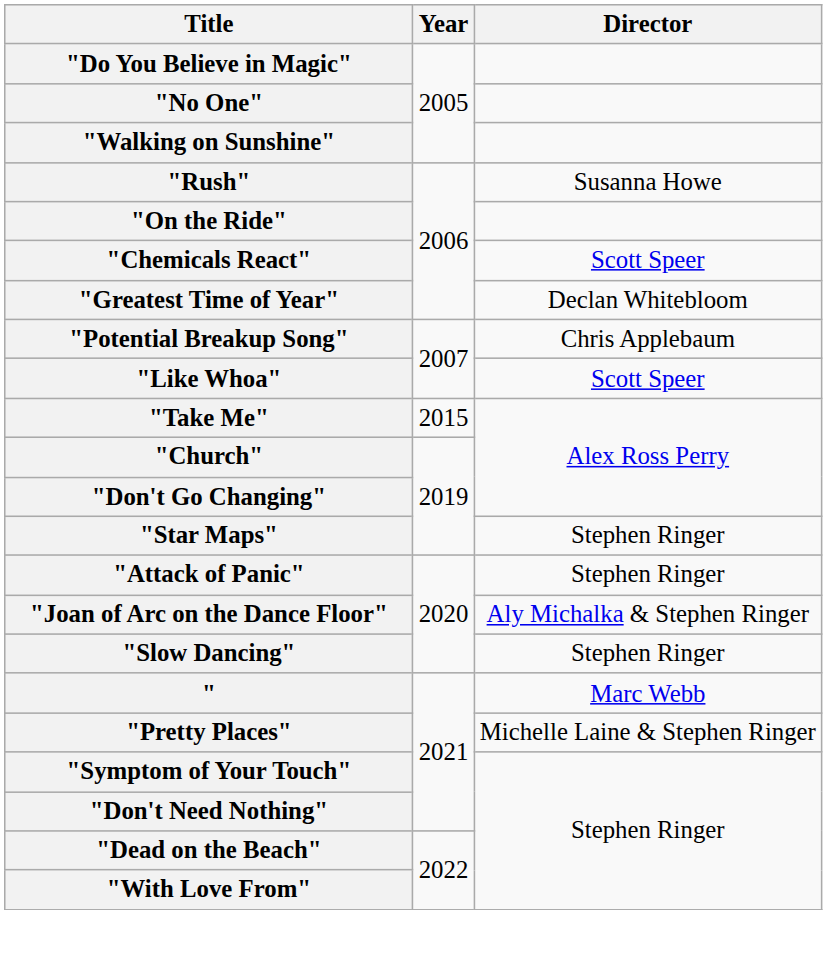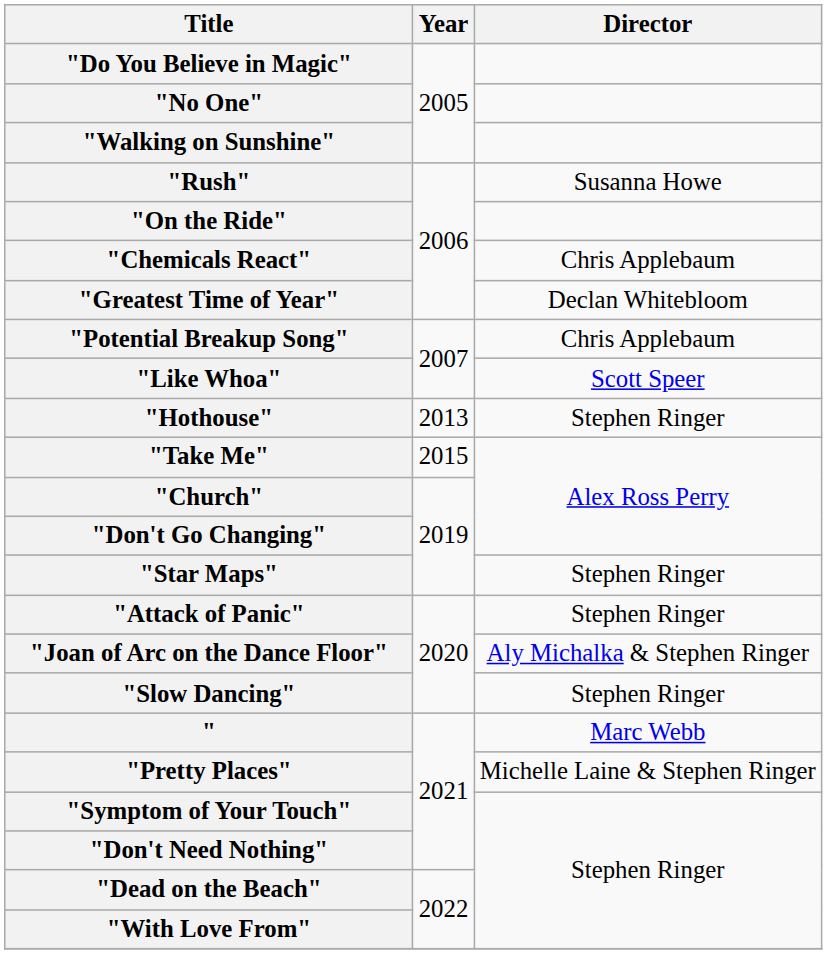(648, 260) Scott Speer -> (648, 260) Chris Applebaum
+ row: (209, 417)
